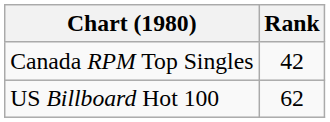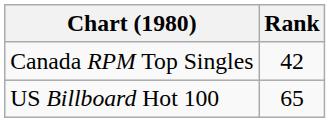(292, 98) 62 -> (292, 98) 65
